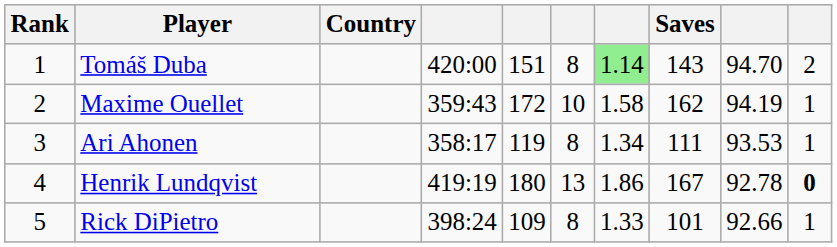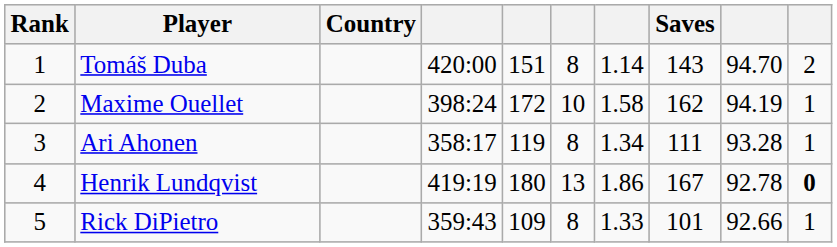(622, 63) lightgreen background -> (622, 63) no background
(462, 103) 359:43 -> (462, 103) 398:24
(754, 143) 93.53 -> (754, 143) 93.28
(462, 222) 398:24 -> (462, 222) 359:43
